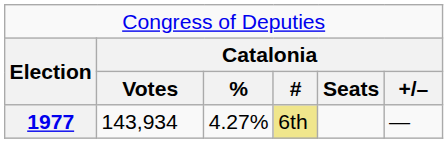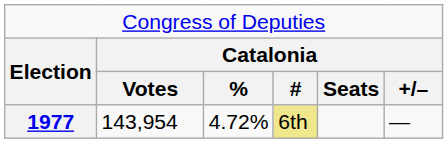(140, 122) 143,934 -> (140, 122) 143,954
(239, 122) 4.27% -> (239, 122) 4.72%
